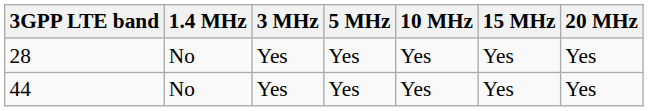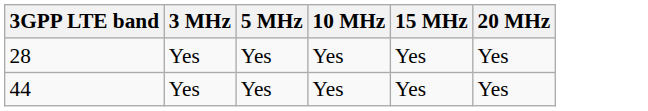- column: (208, 21)
